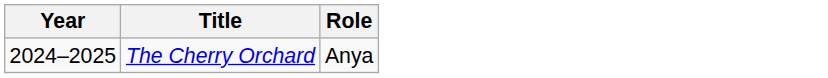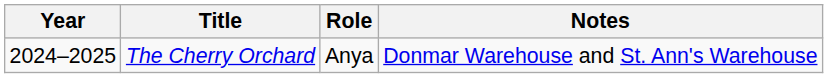+ column: (600, 21)
